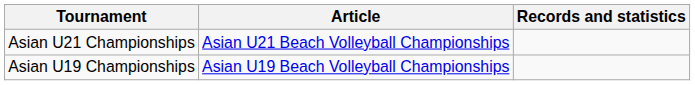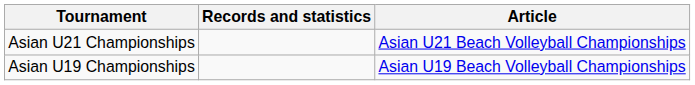columns swapped: (356, 17) <-> (601, 17)
